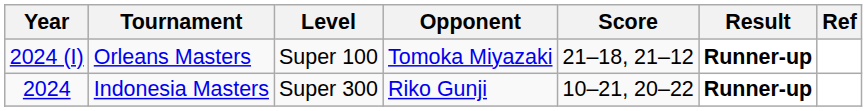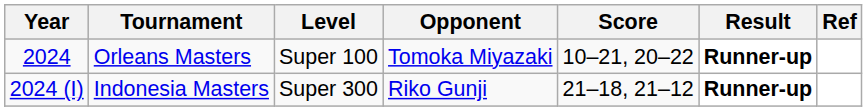(47, 56) 2024 (I) -> (47, 56) 2024
(628, 56) 21–18, 21–12 -> (628, 56) 10–21, 20–22
(47, 90) 2024 -> (47, 90) 2024 (I)
(628, 90) 10–21, 20–22 -> (628, 90) 21–18, 21–12
